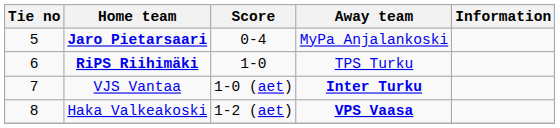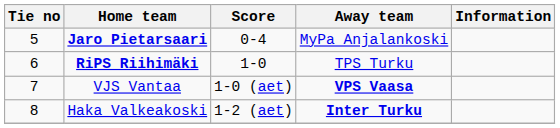(374, 88) Inter Turku -> (374, 88) VPS Vaasa
(374, 111) VPS Vaasa -> (374, 111) Inter Turku
